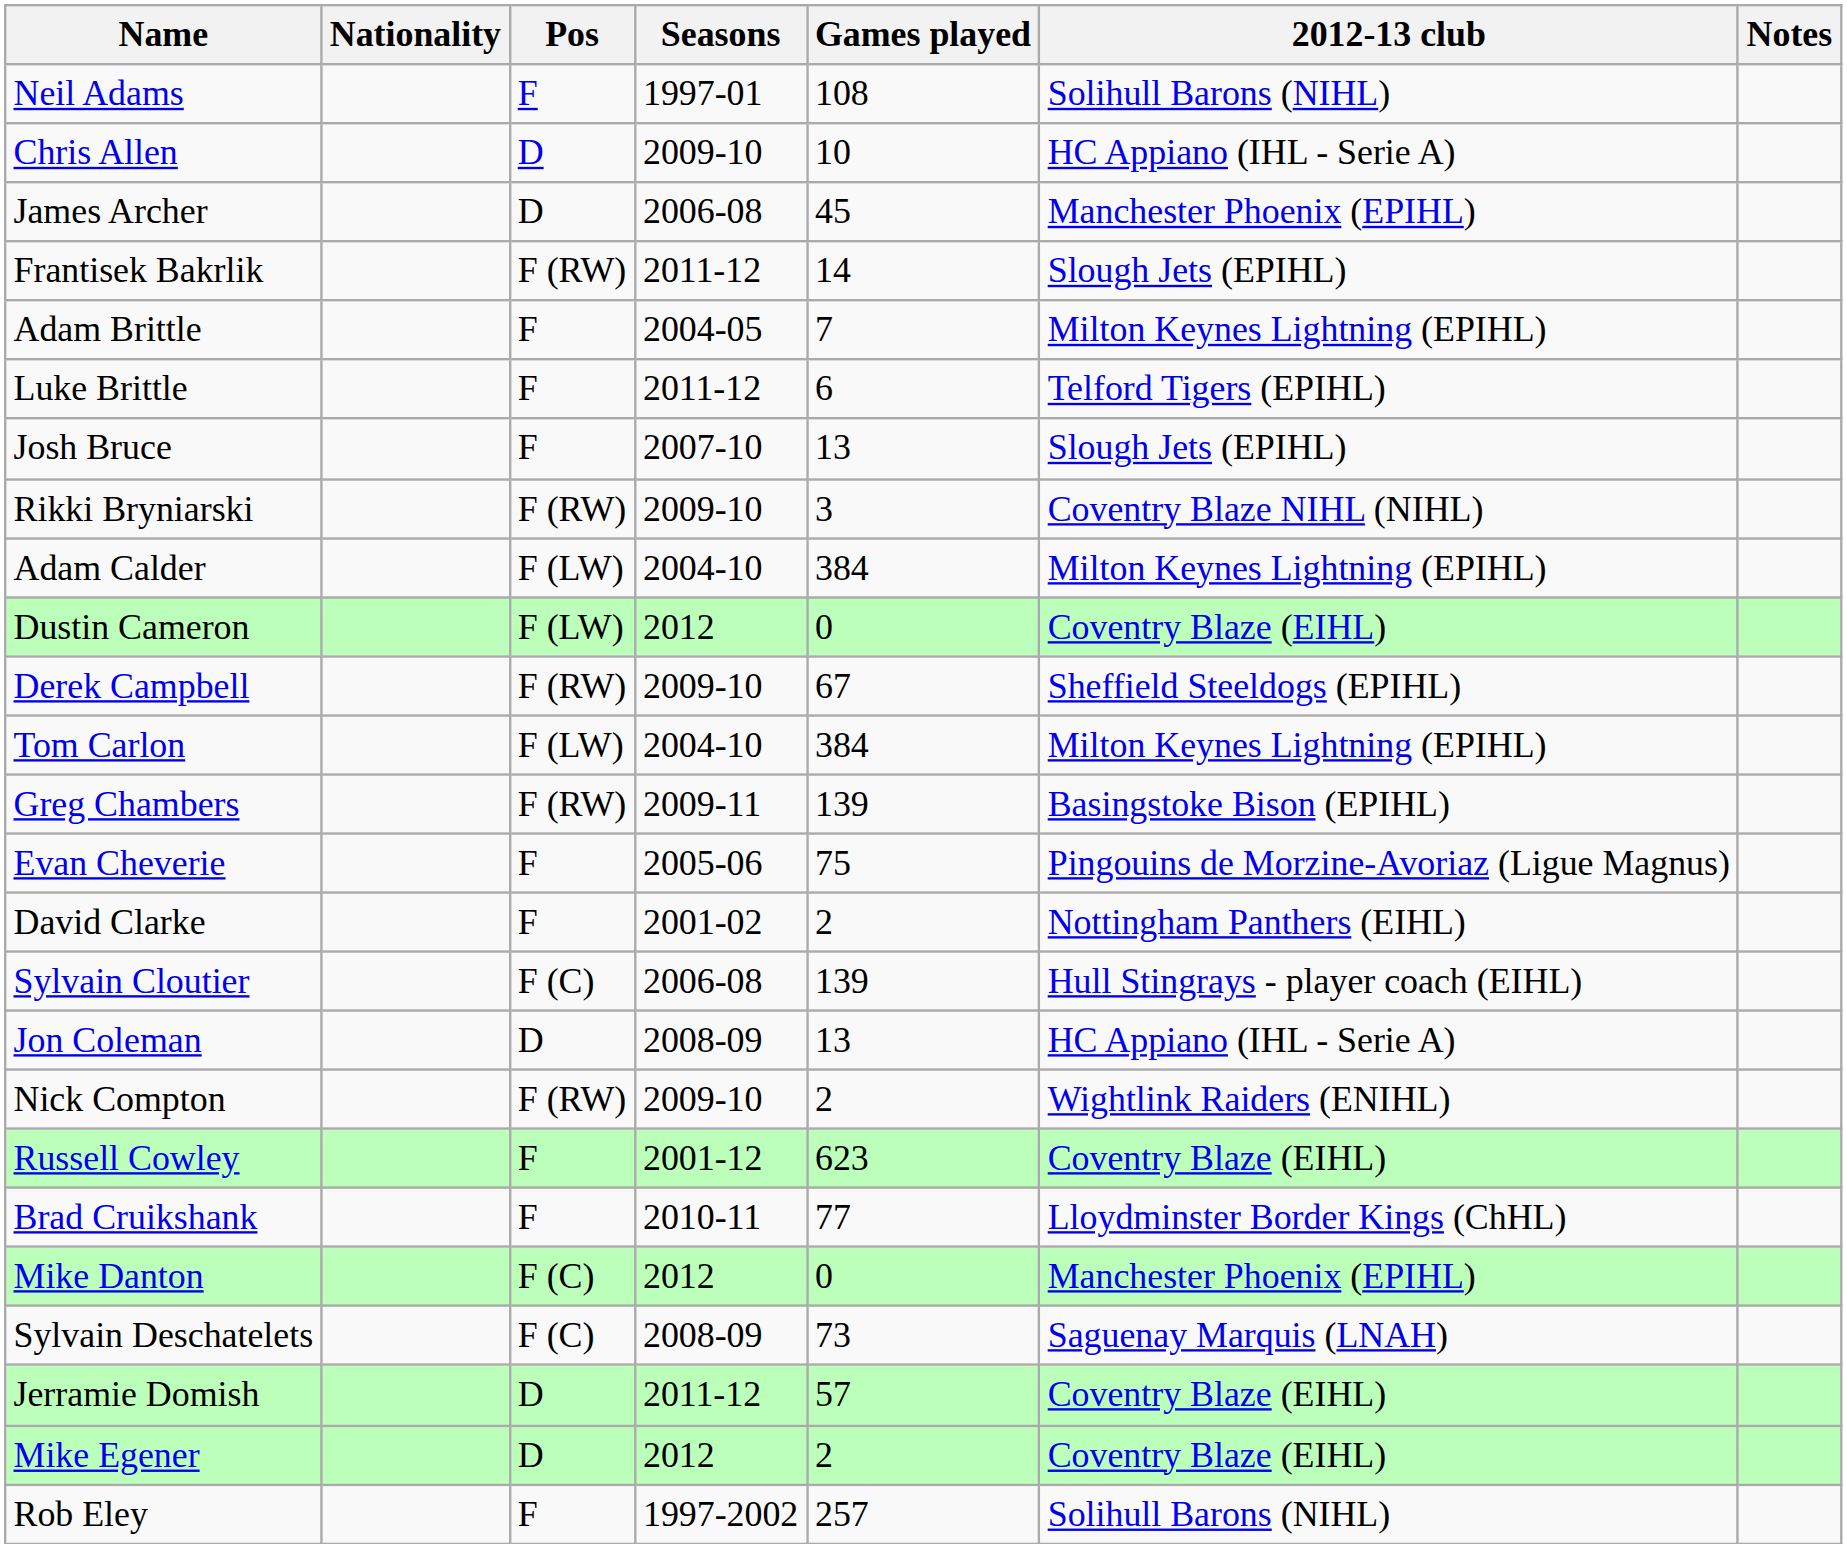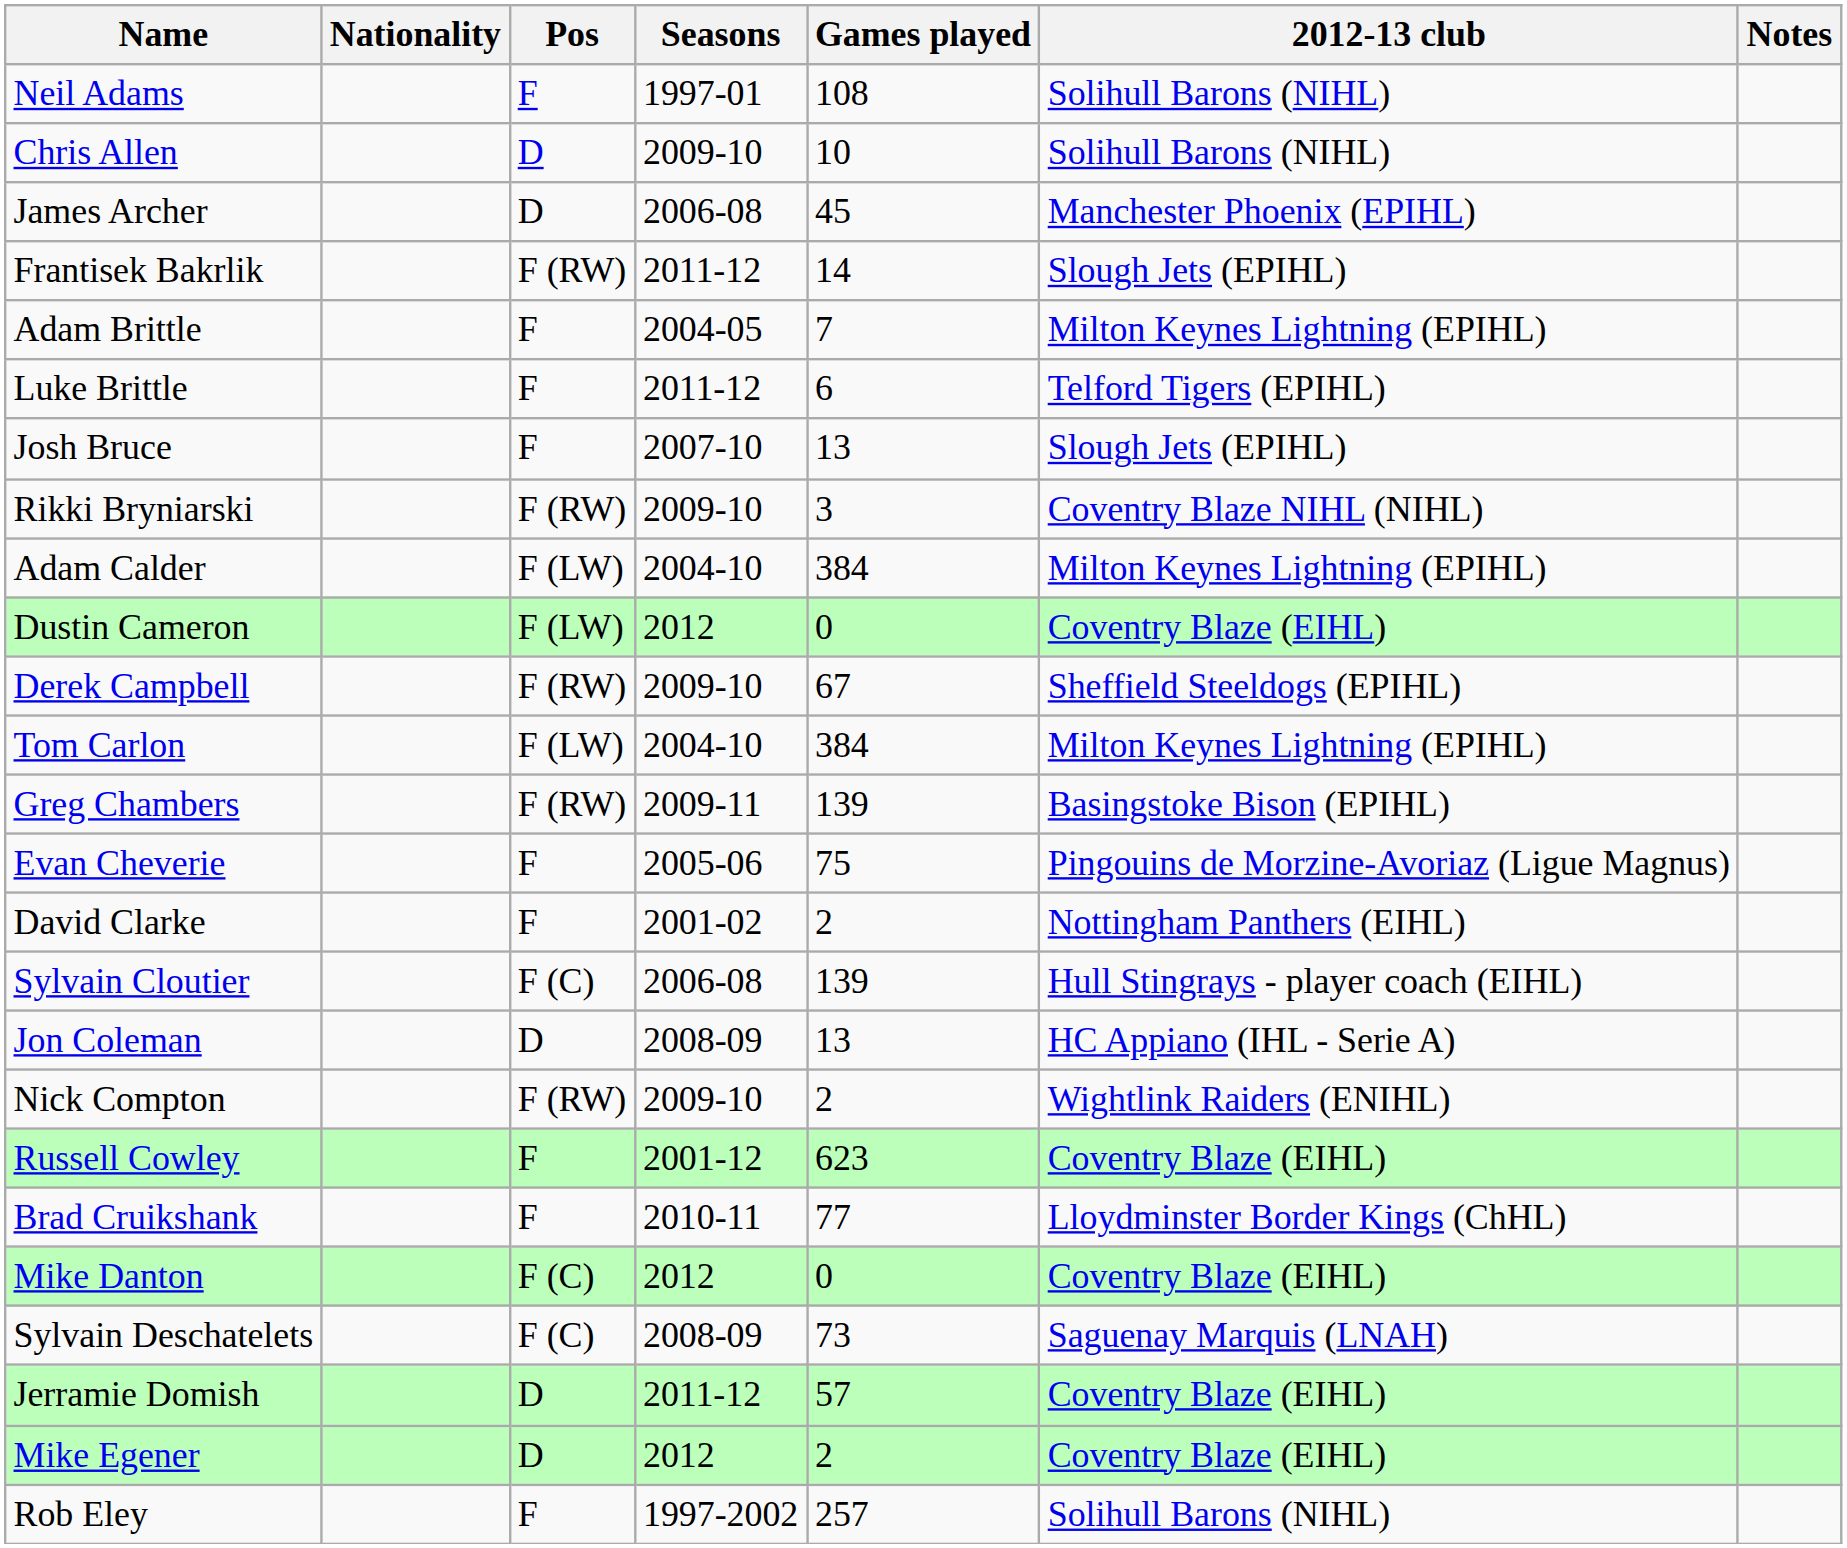(1252, 152) HC Appiano (IHL - Serie A) -> (1219, 152) Solihull Barons (NIHL)
(1262, 1276) Manchester Phoenix (EPIHL) -> (1217, 1276) Coventry Blaze (EIHL)
